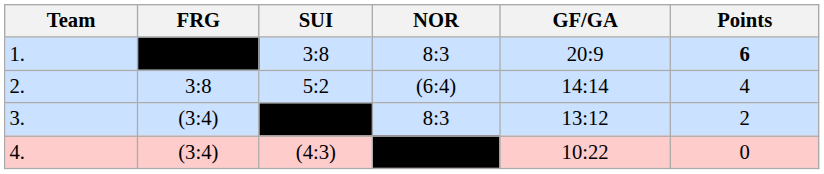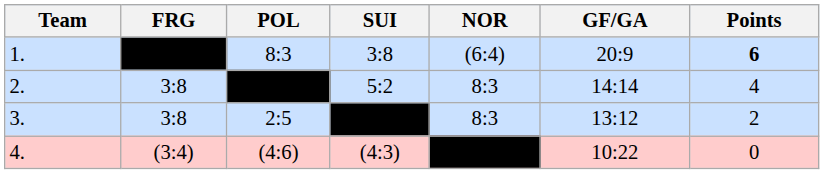+ column: (278, 20)
(436, 53) 8:3 -> (485, 53) (6:4)
(436, 86) (6:4) -> (485, 86) 8:3
(198, 119) (3:4) -> (174, 119) 3:8
